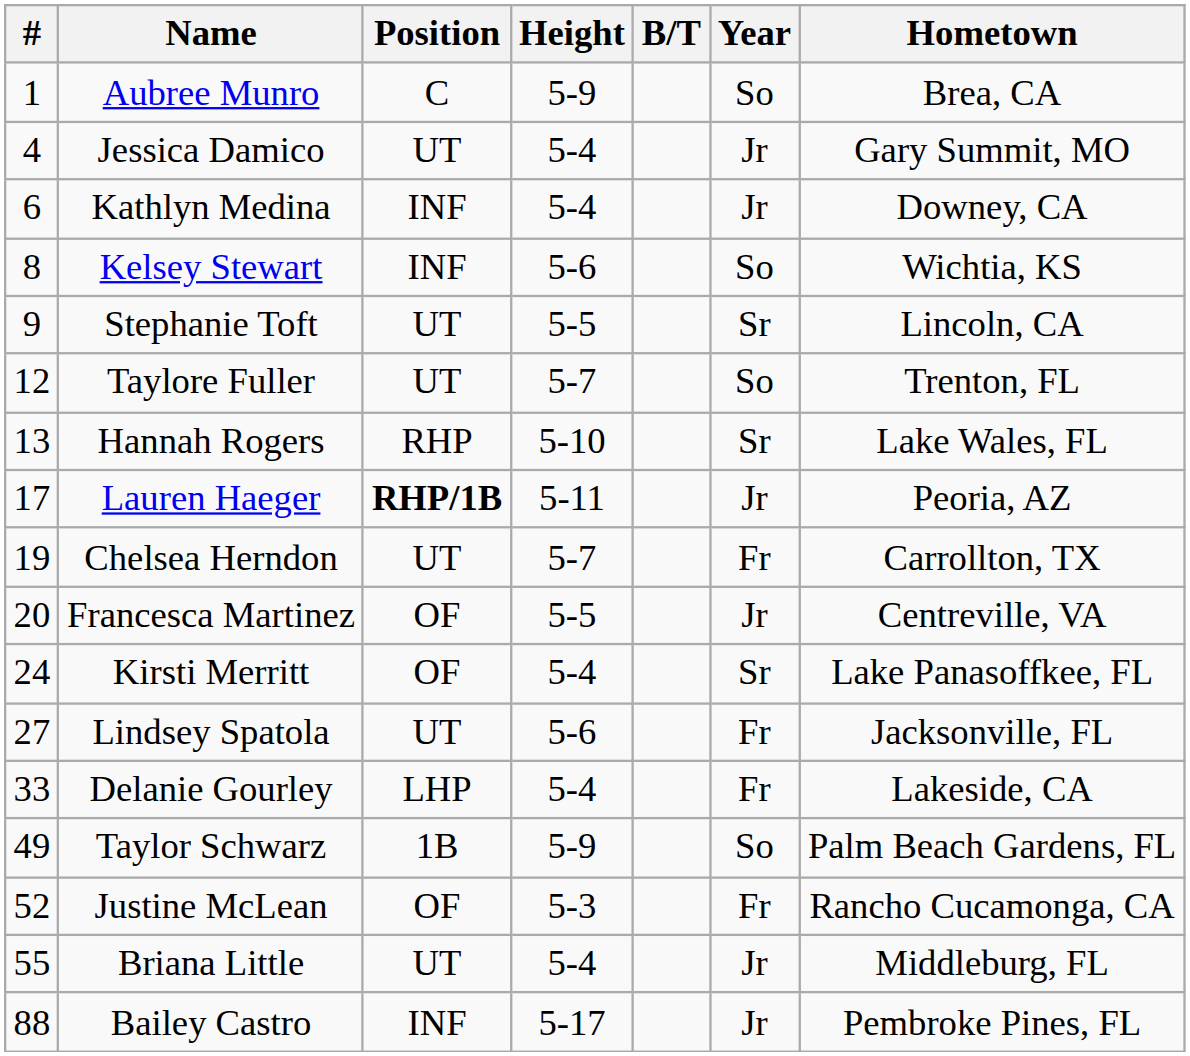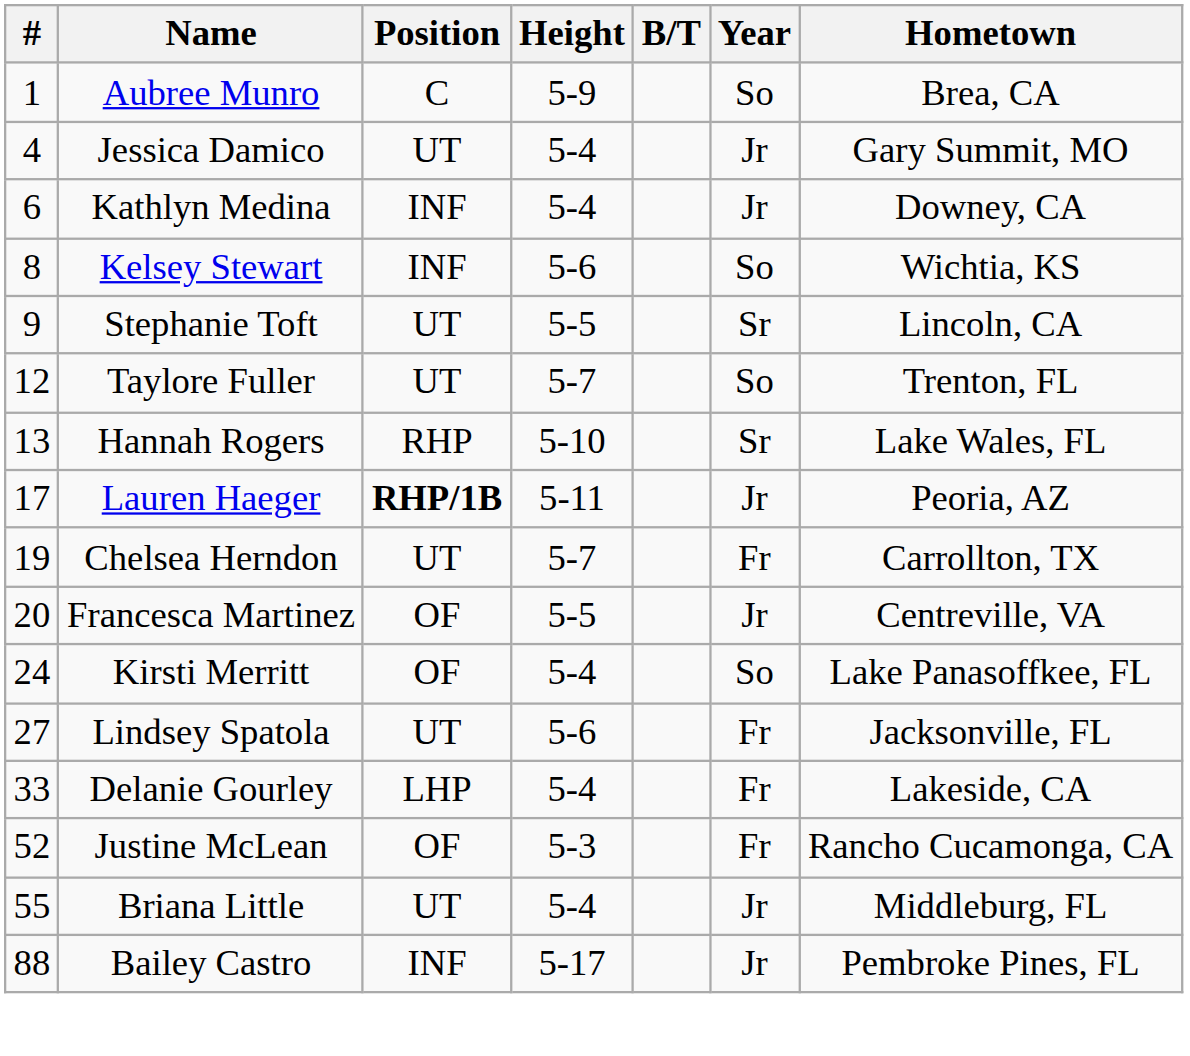(754, 672) Sr -> (754, 672) So
- row: (211, 847)
